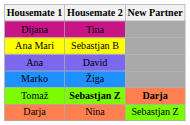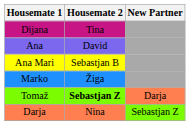rows swapped: (35, 63) <-> (35, 46)
(155, 96) bold -> (155, 96) normal
